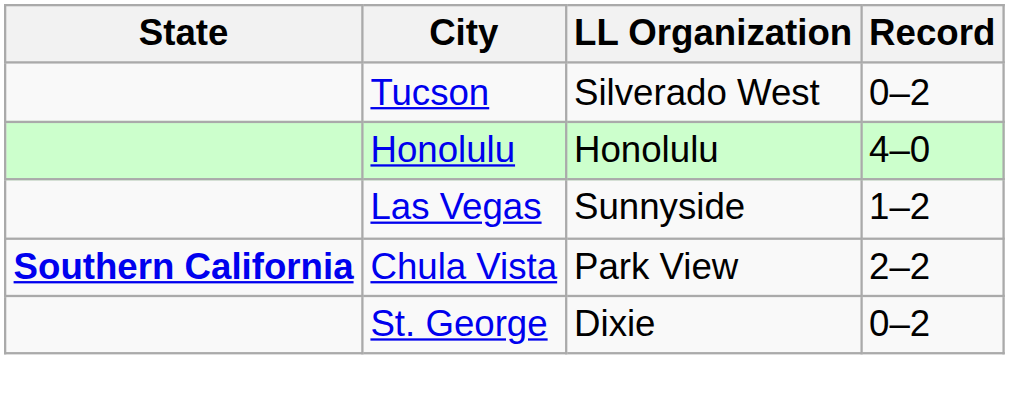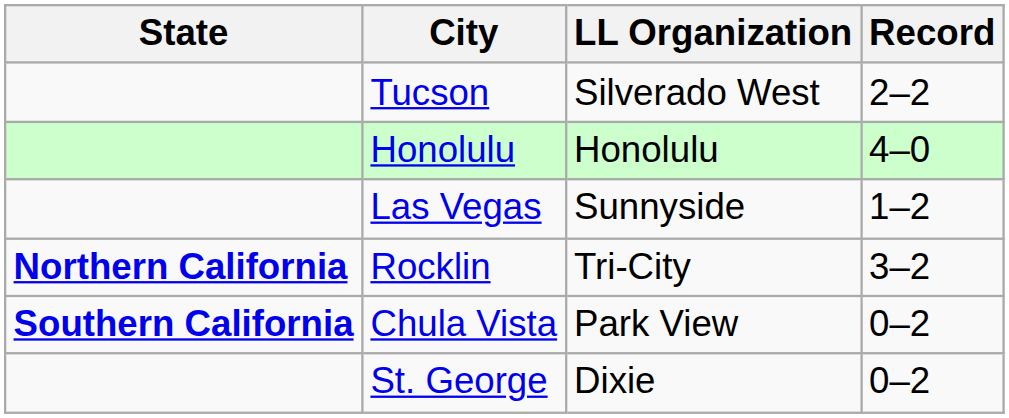(900, 91) 0–2 -> (900, 91) 2–2
+ row: (431, 265)
(900, 265) 2–2 -> (900, 324) 0–2
